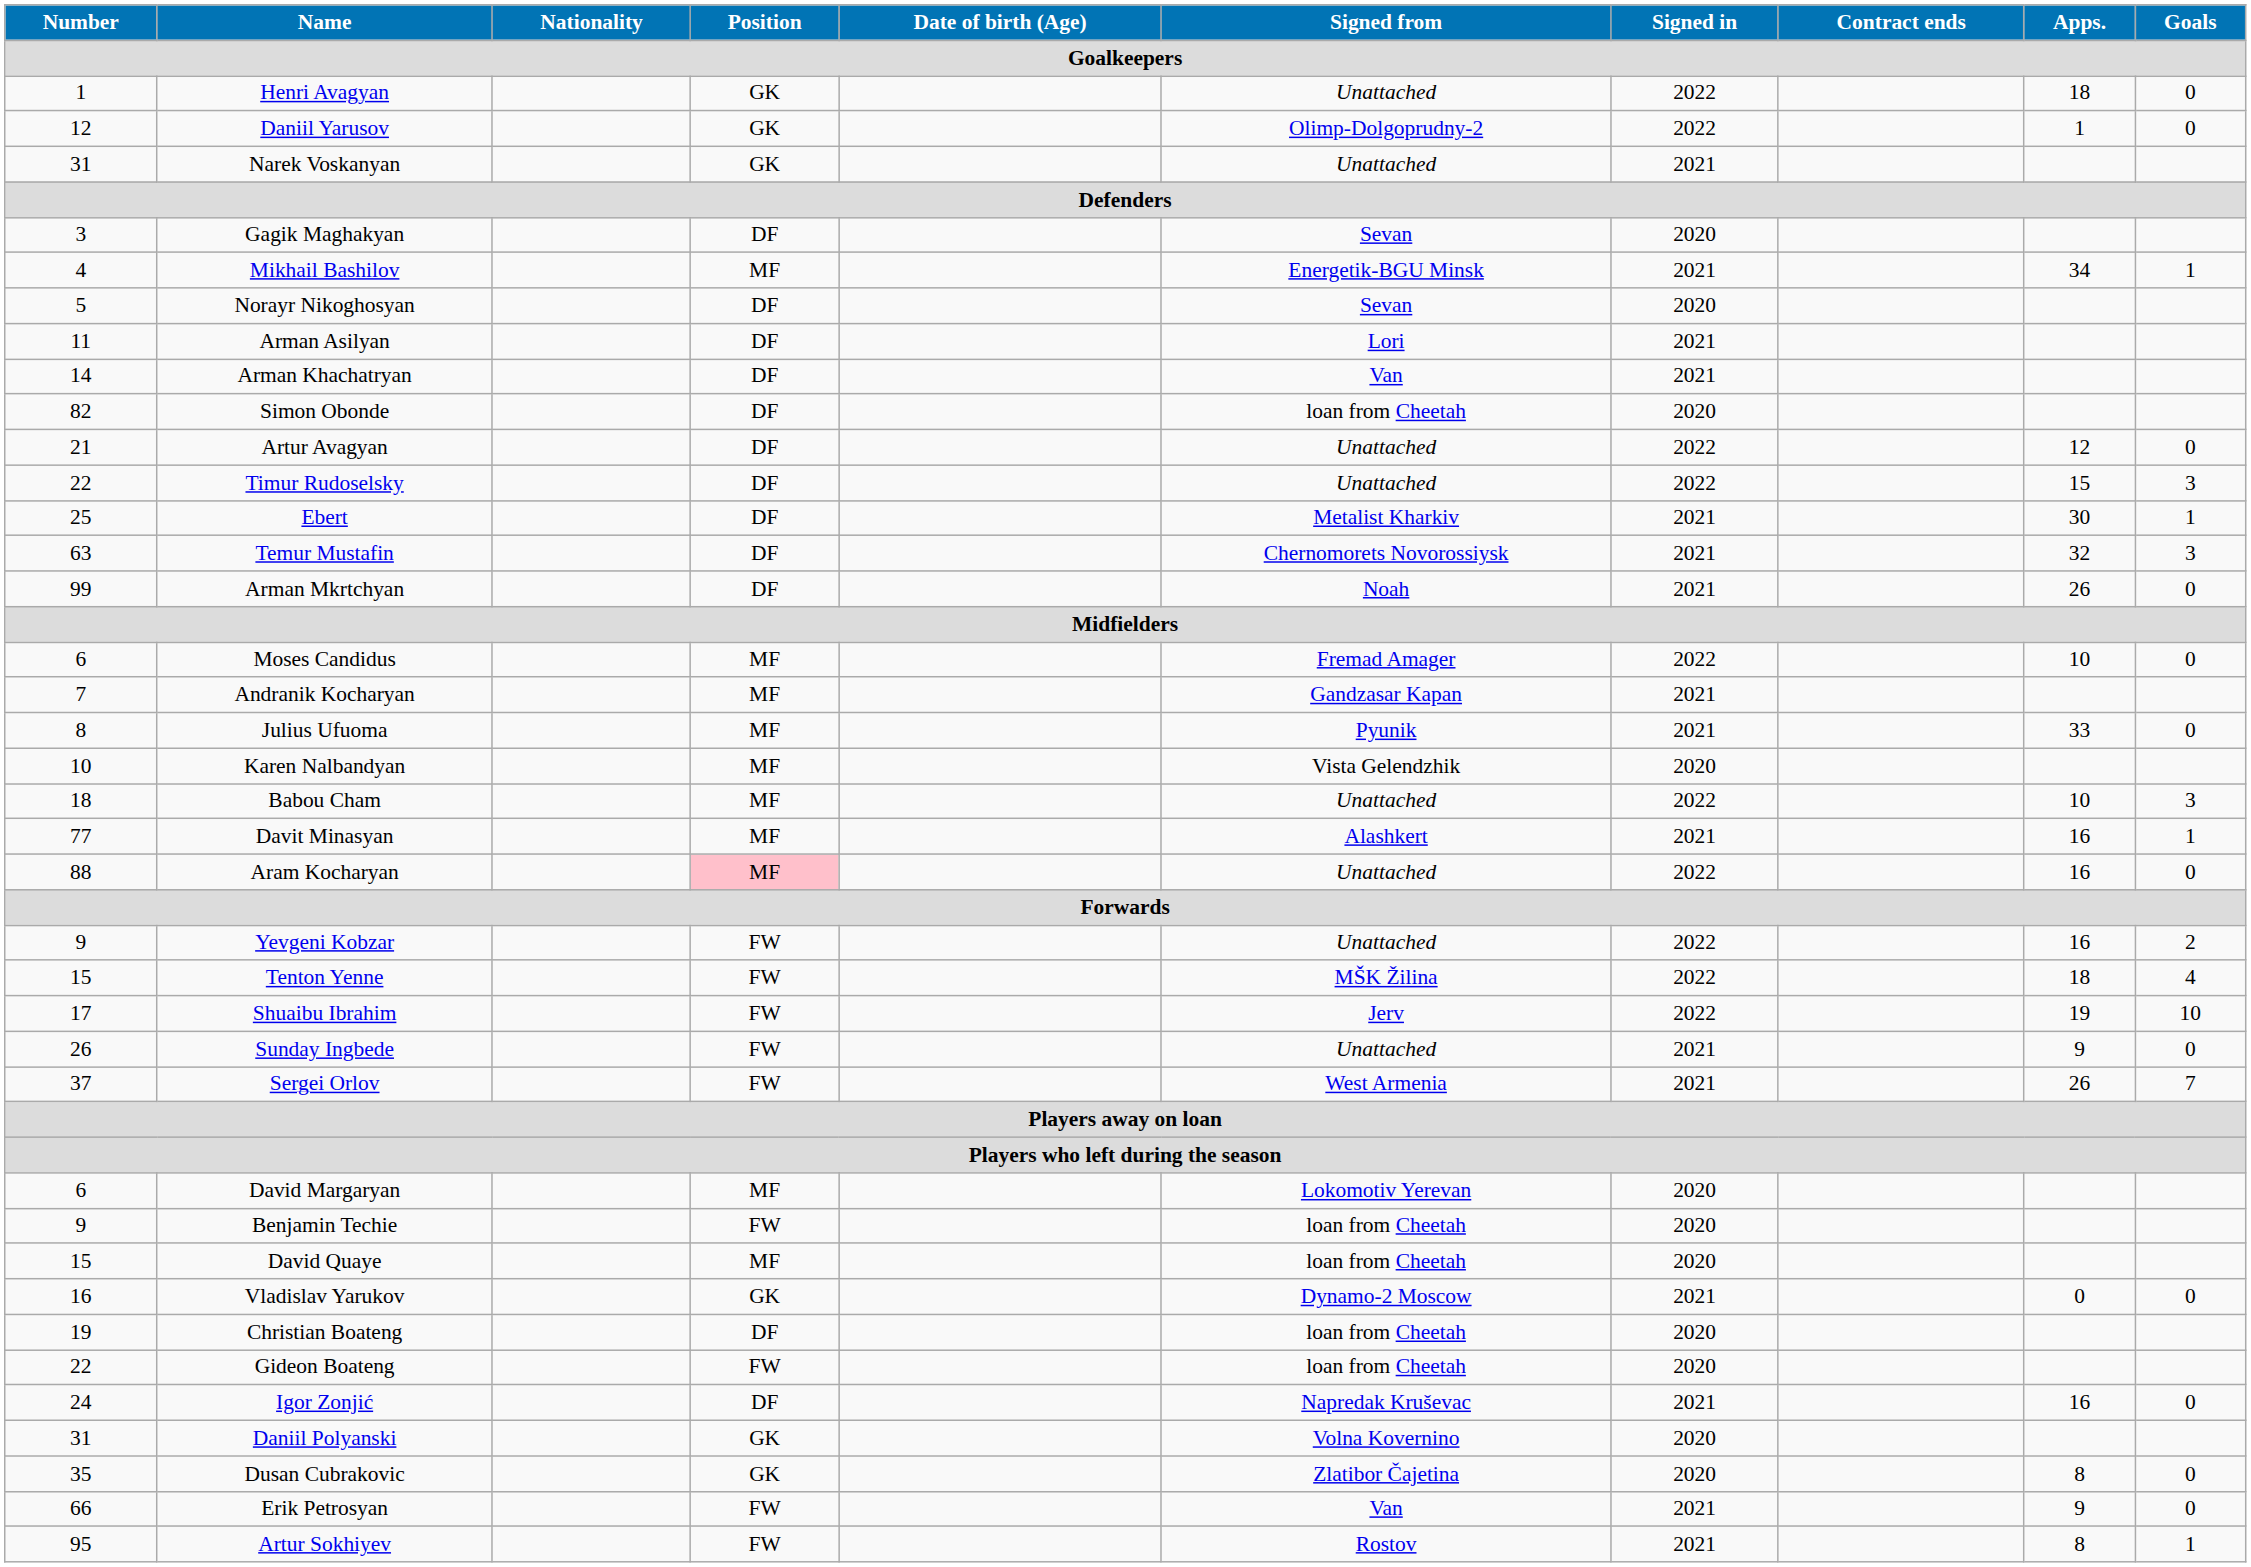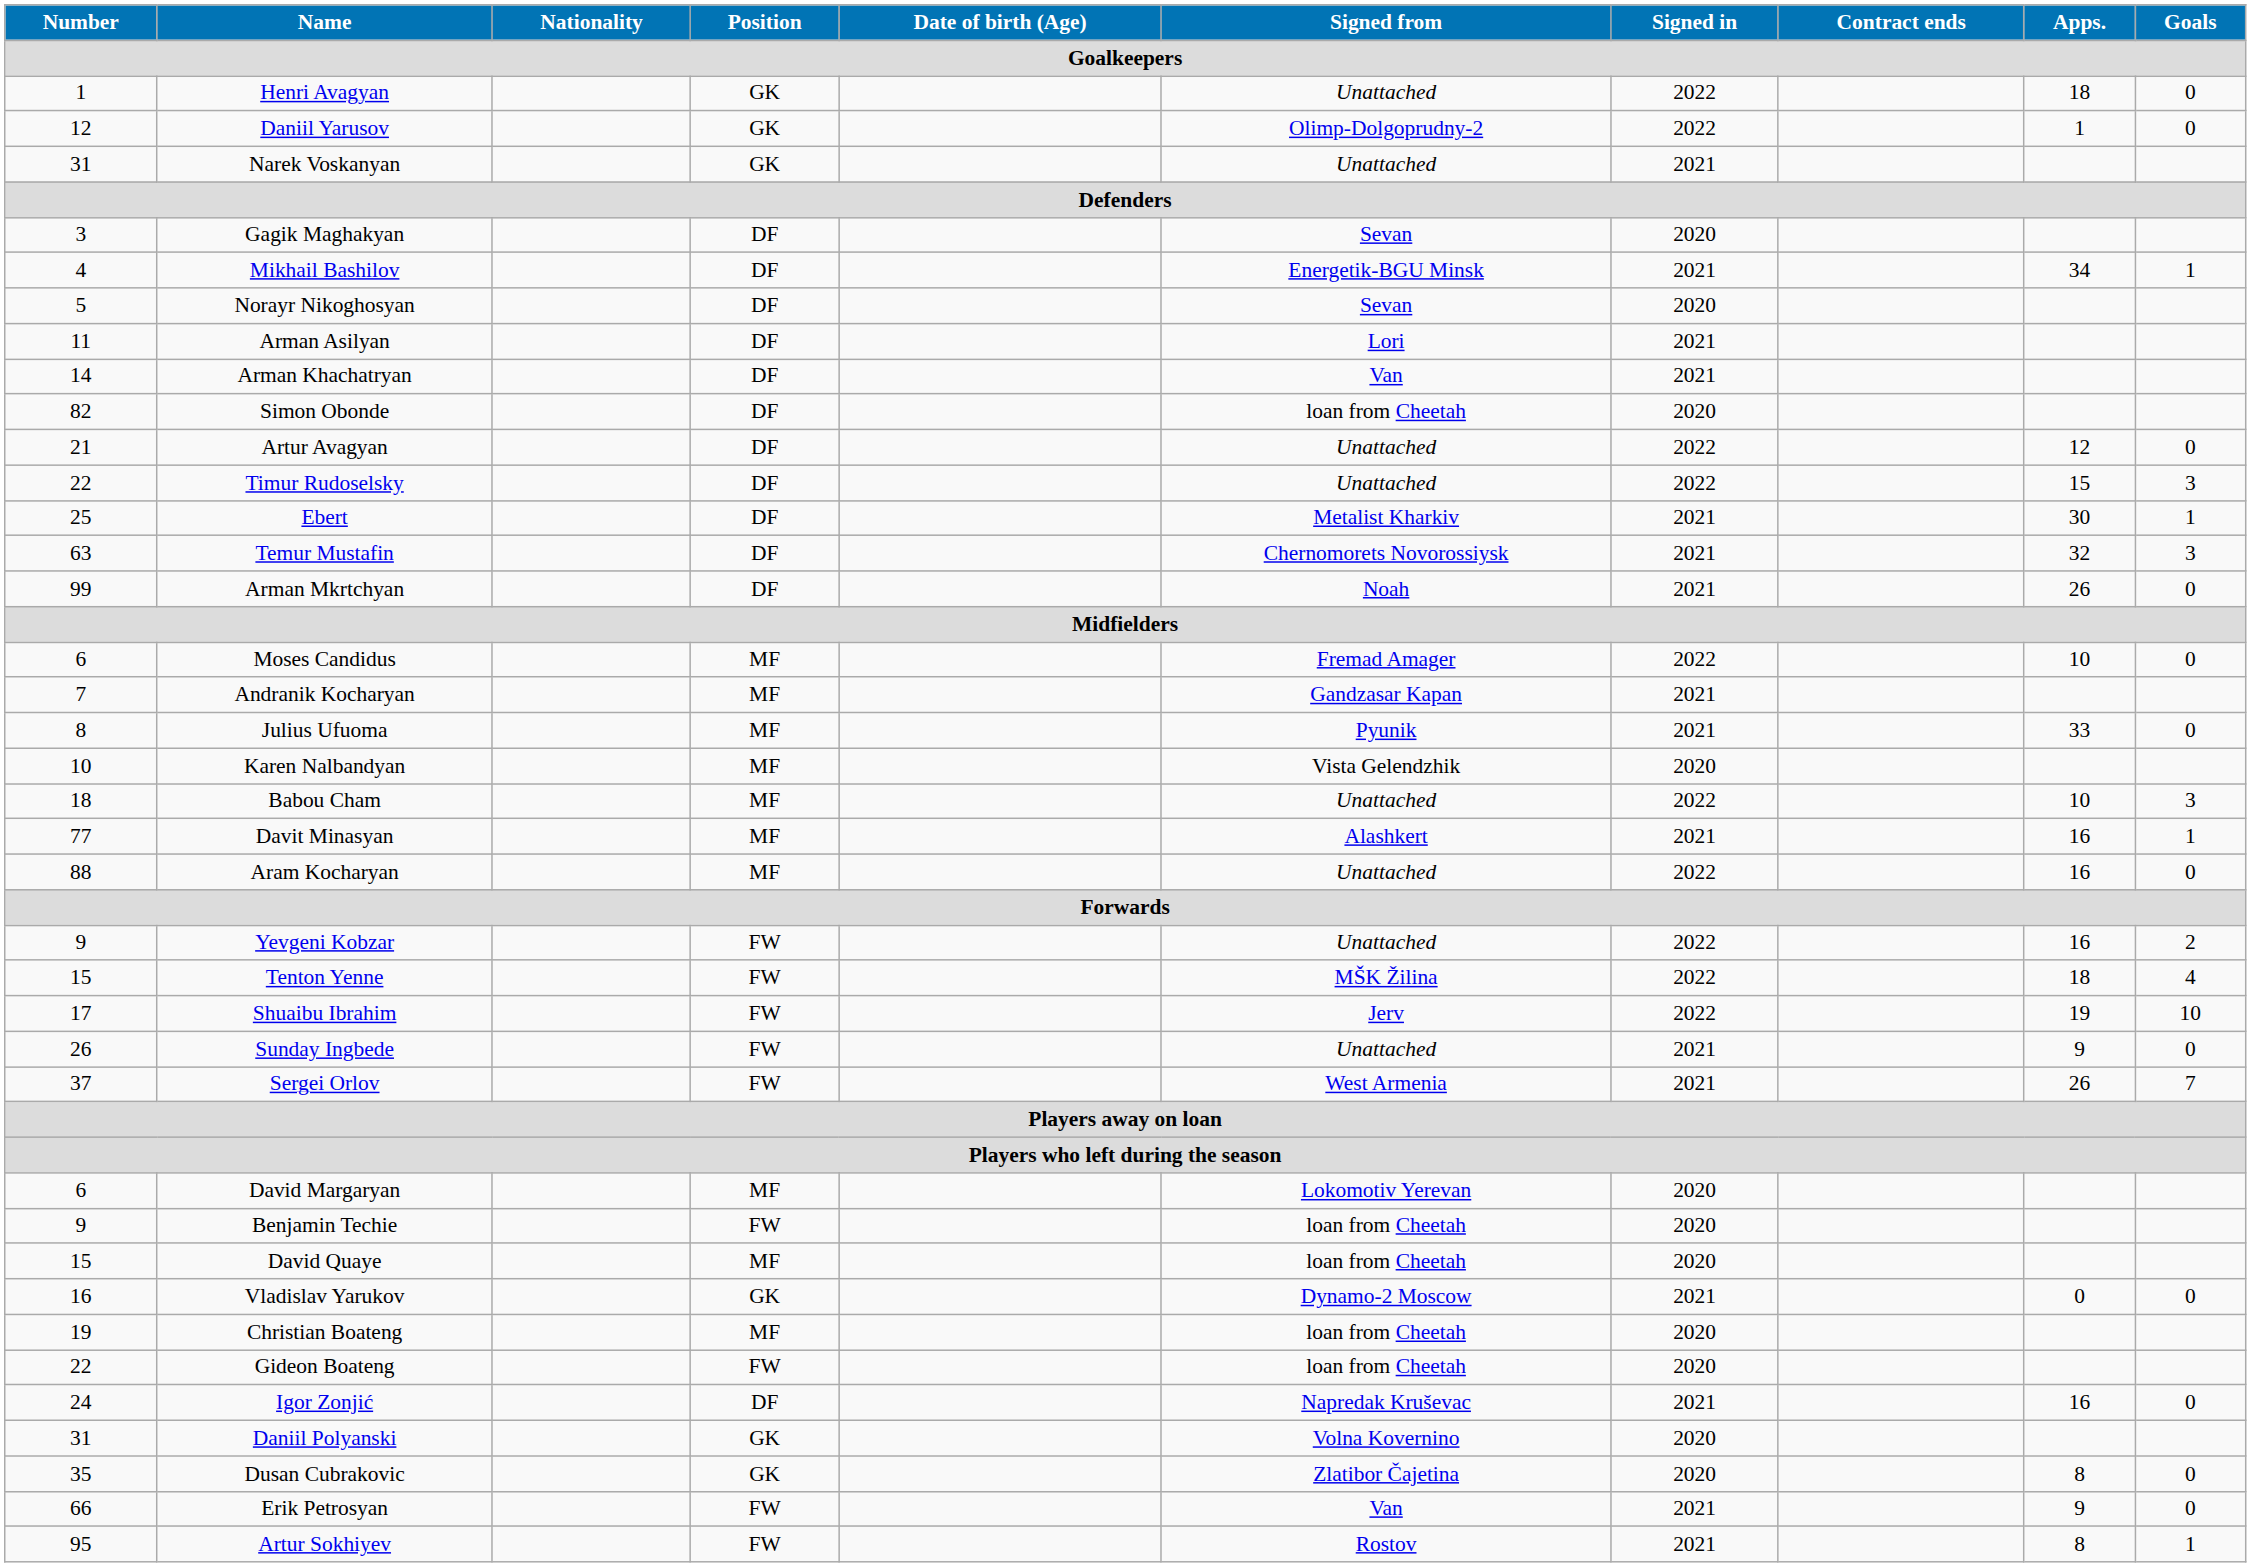(765, 270) MF -> (765, 270) DF
(765, 871) pink background -> (765, 871) no background
(765, 1331) DF -> (765, 1331) MF
